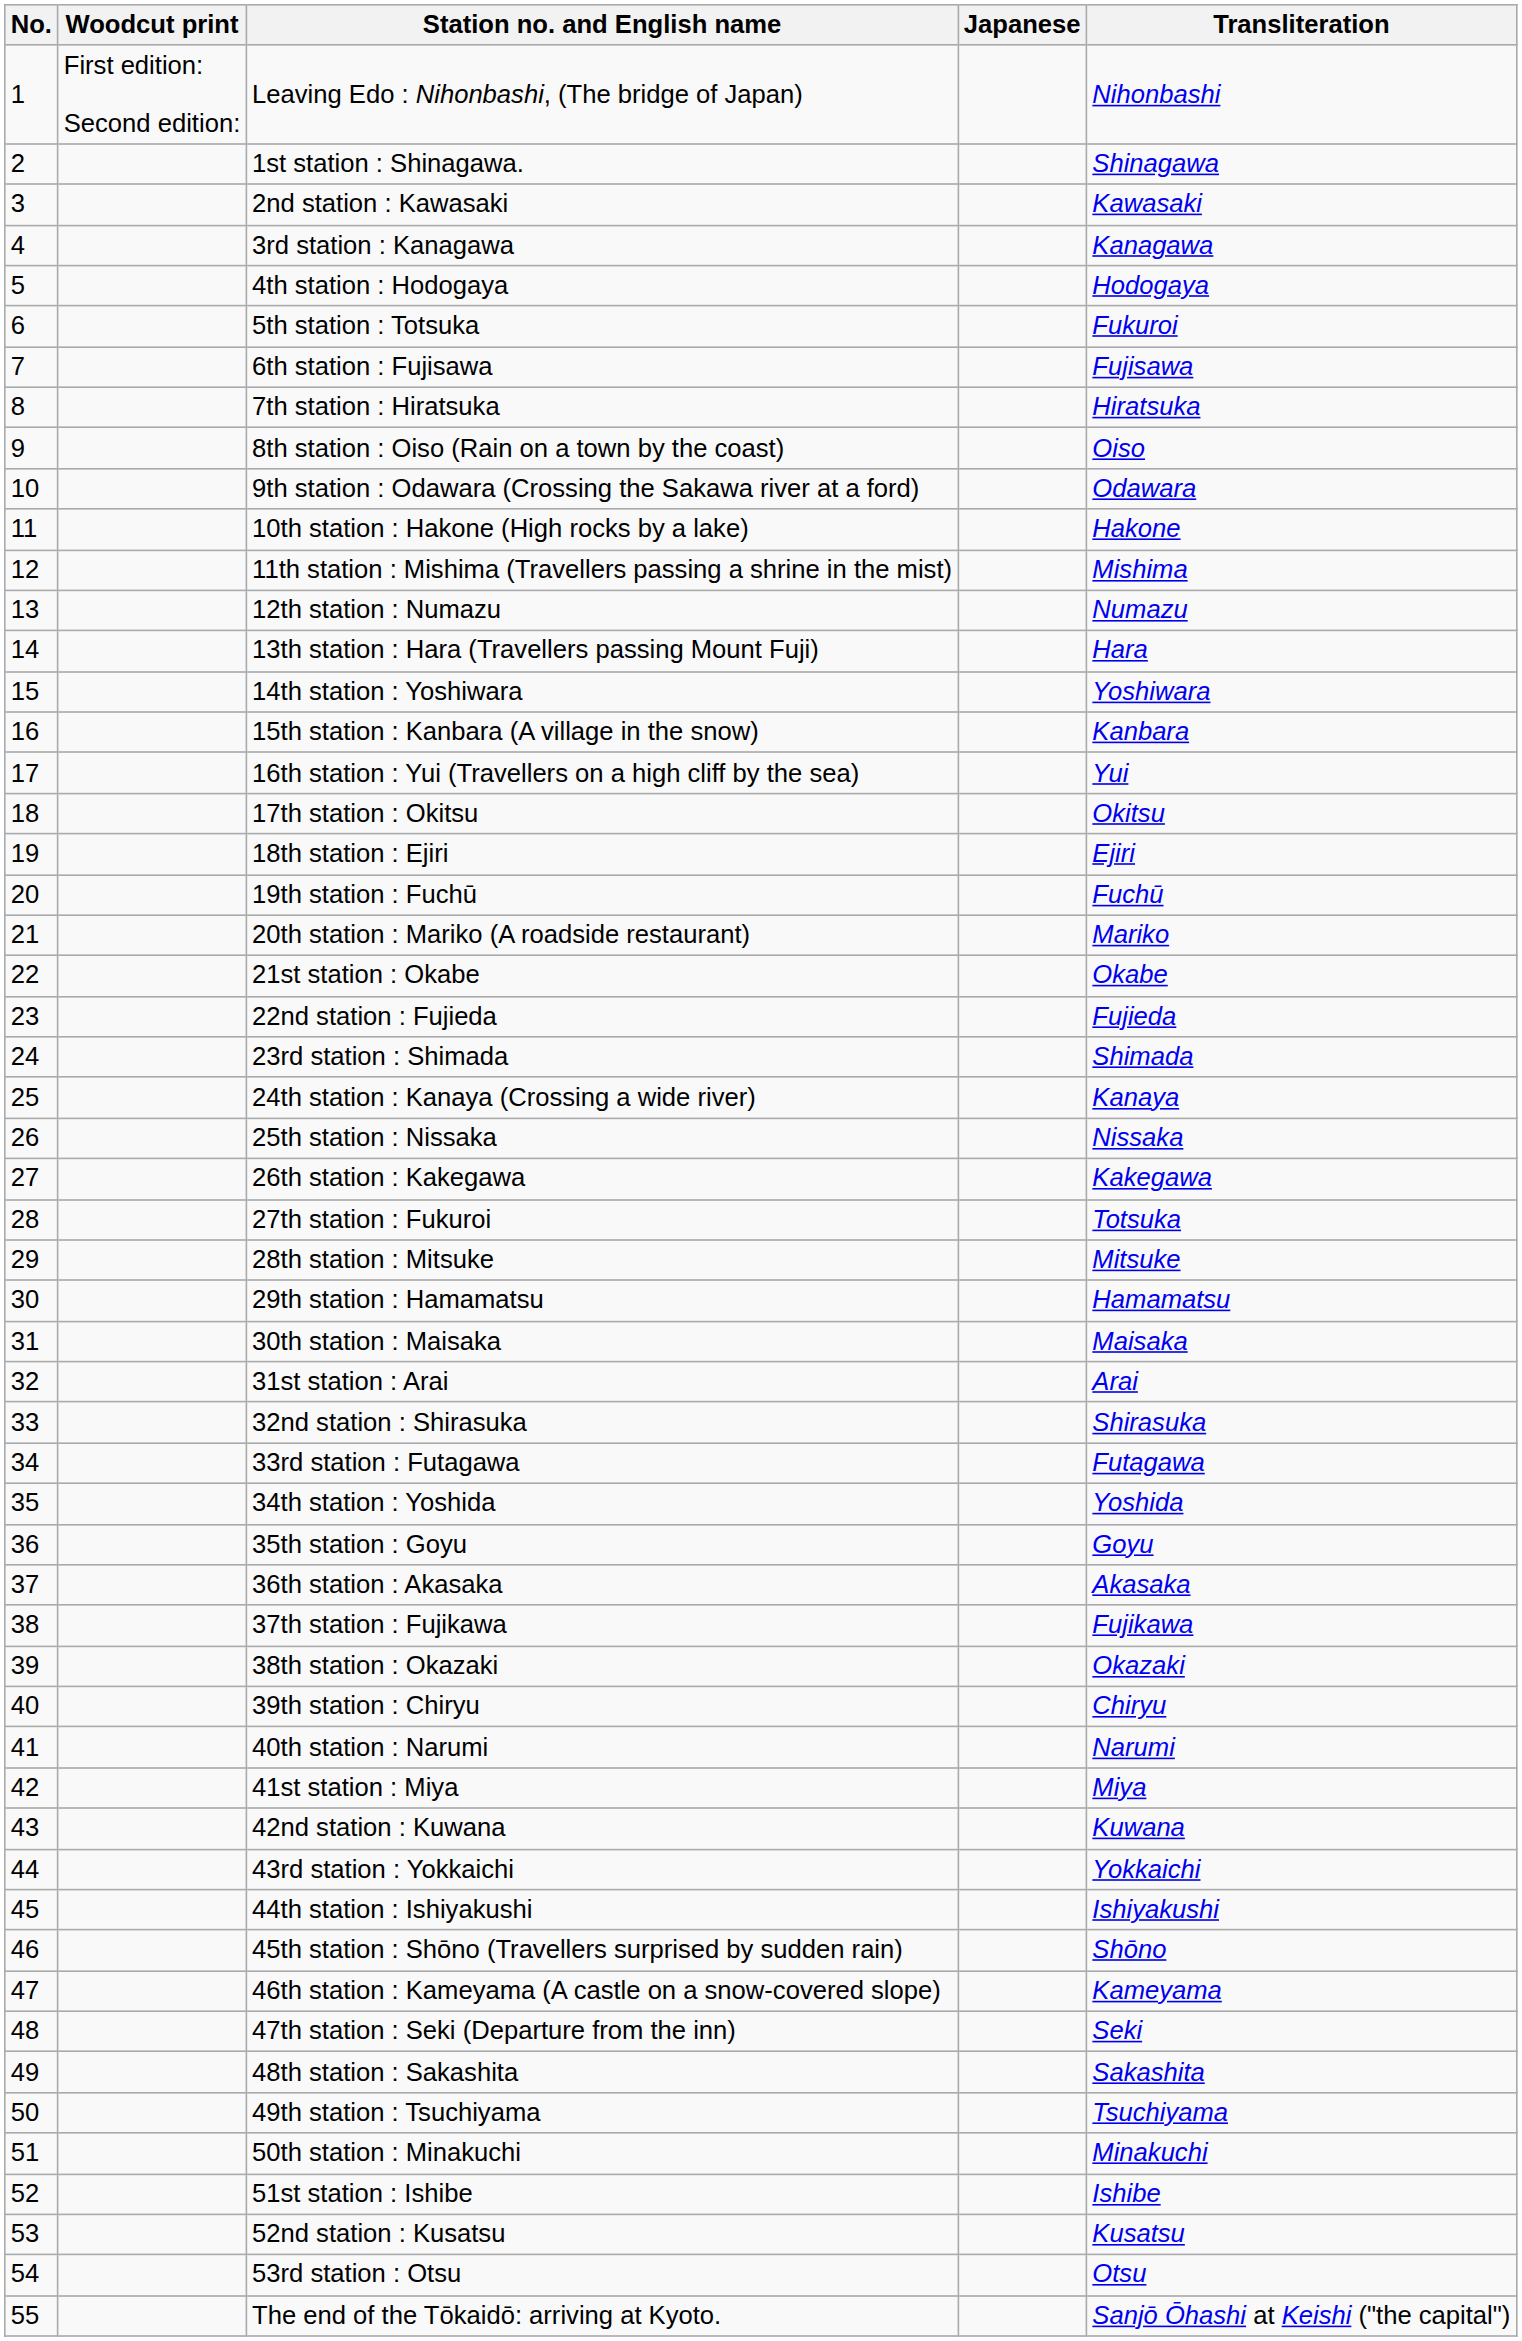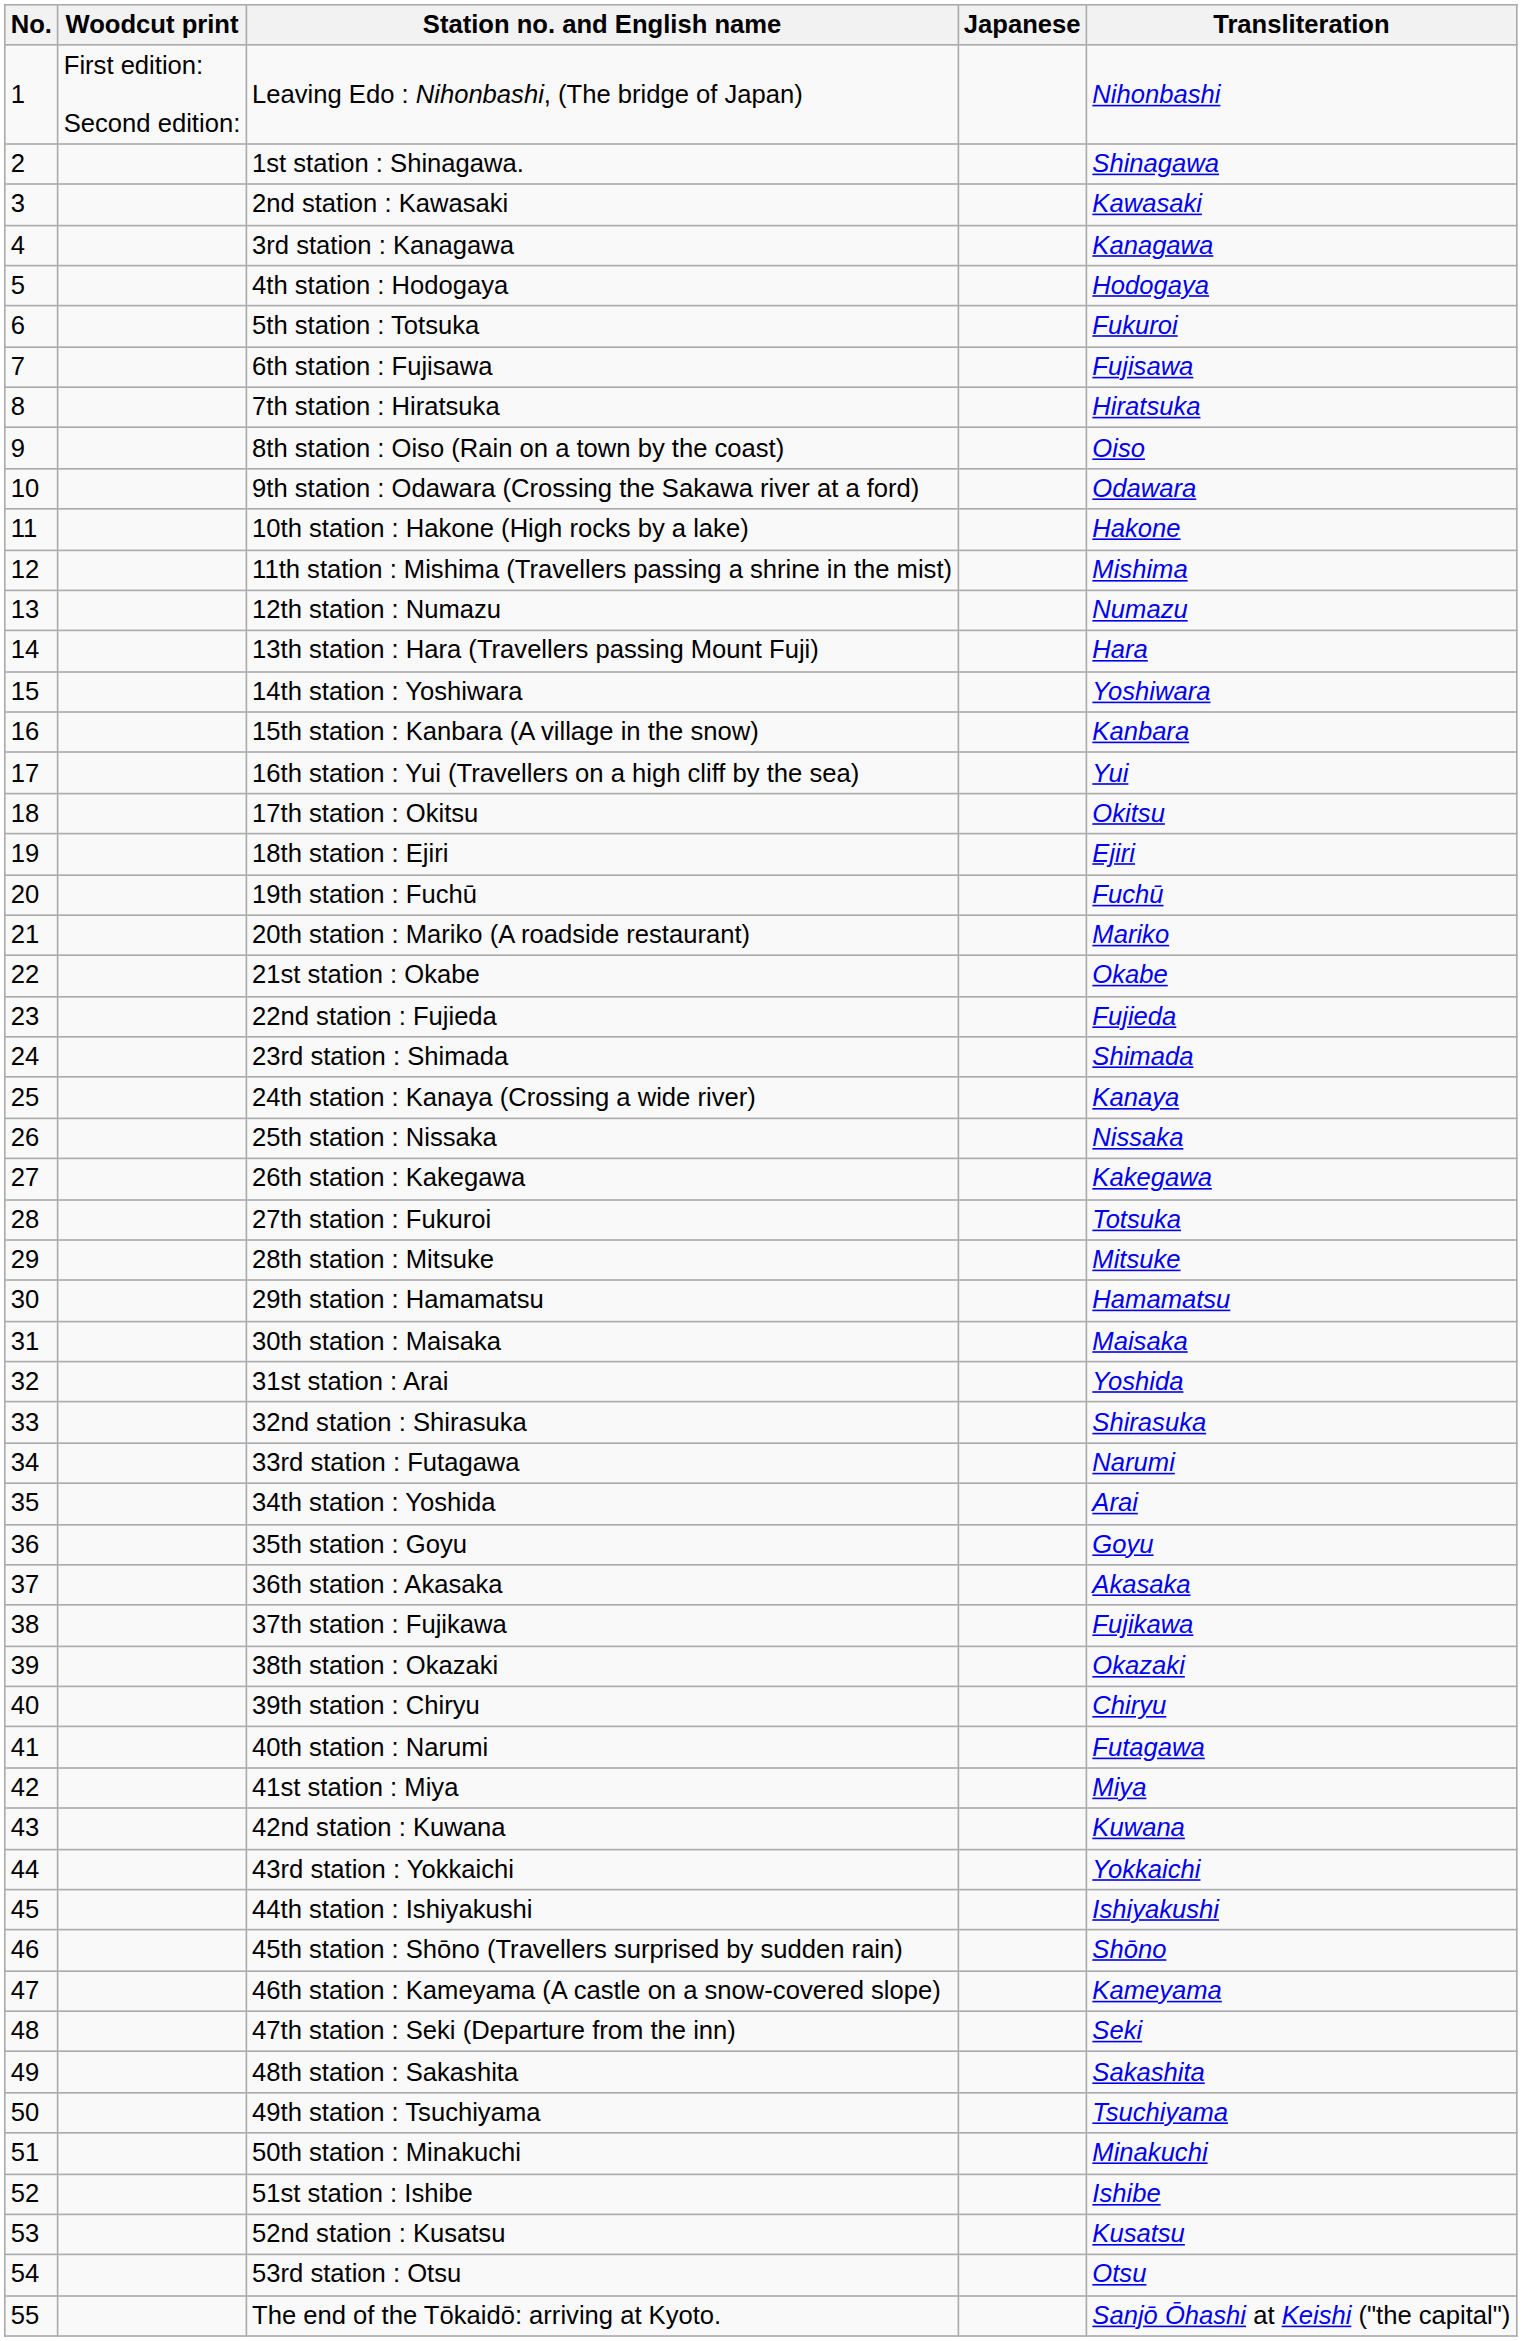(1115, 1381) Arai -> (1138, 1381) Yoshida
(1149, 1462) Futagawa -> (1134, 1462) Narumi
(1138, 1503) Yoshida -> (1115, 1503) Arai
(1134, 1746) Narumi -> (1149, 1746) Futagawa
